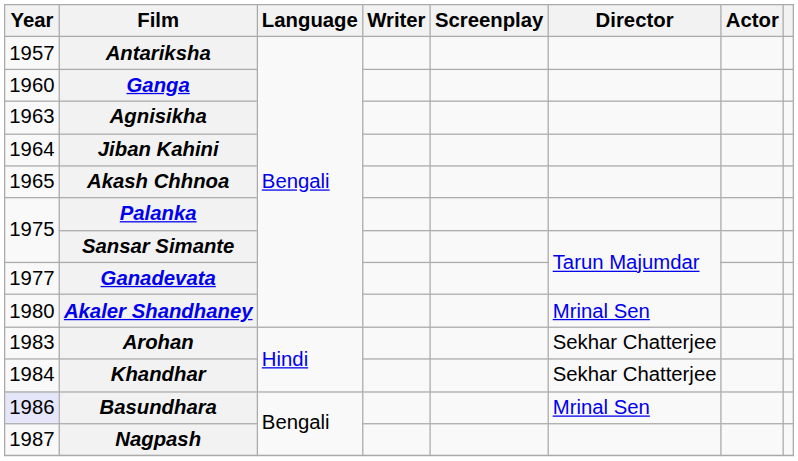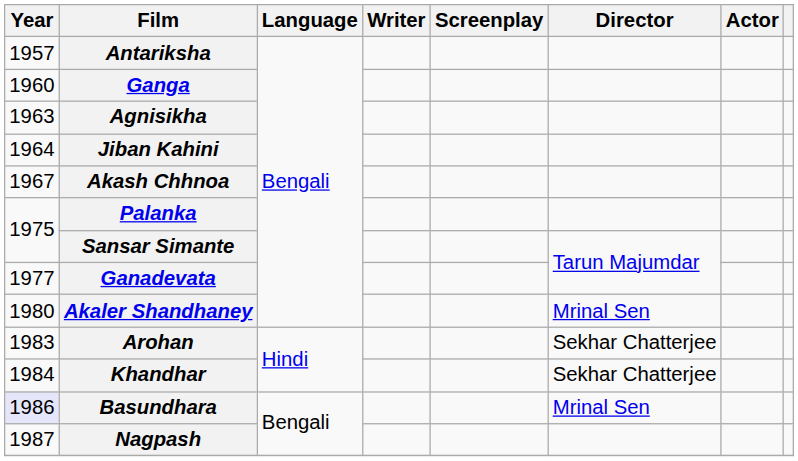(32, 181) 1965 -> (32, 181) 1967
